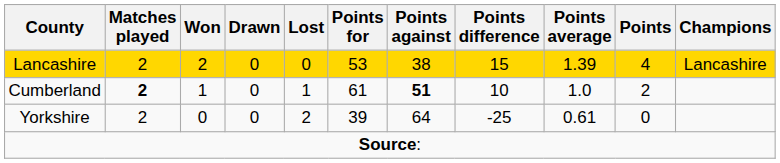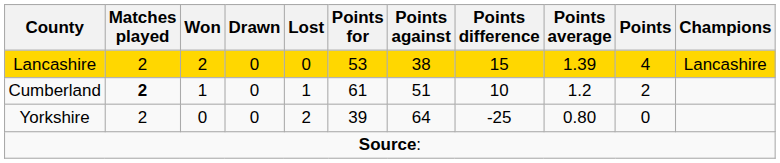(421, 90) bold -> (421, 90) normal
(580, 90) 1.0 -> (580, 90) 1.2
(580, 117) 0.61 -> (580, 117) 0.80
